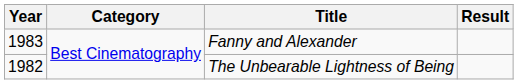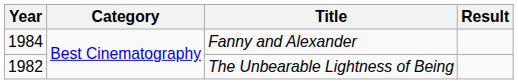(26, 41) 1983 -> (26, 41) 1984
